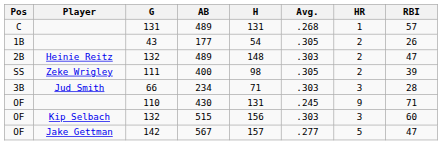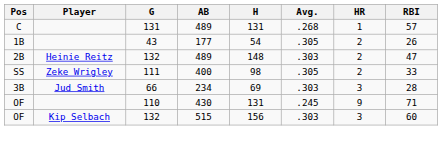(411, 72) 39 -> (411, 72) 33
(256, 87) 71 -> (256, 87) 69
- row: (152, 132)
